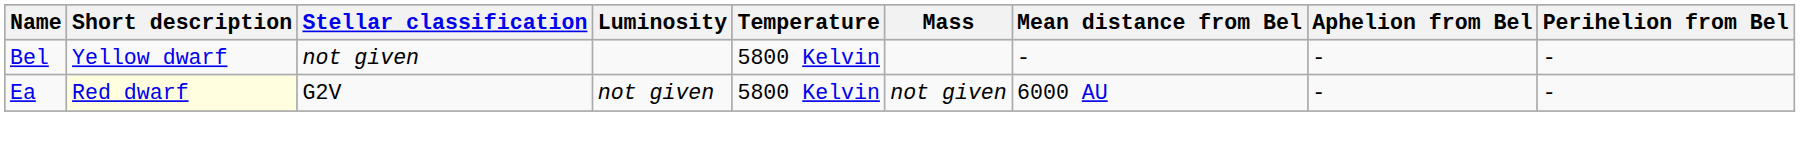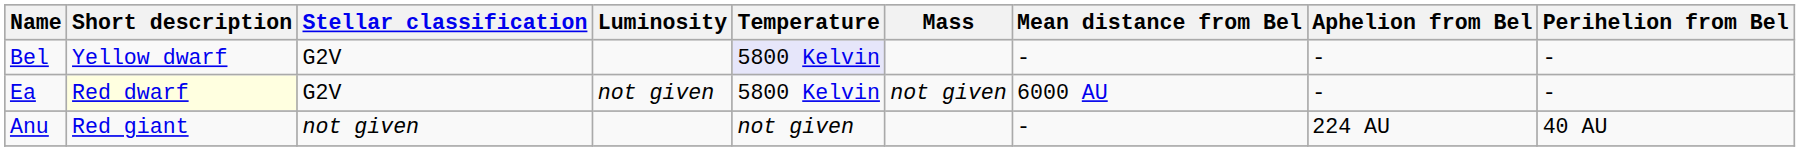(361, 58) not given -> (322, 58) G2V
(809, 58) no background -> (809, 58) lavender background
+ row: (29, 128)
